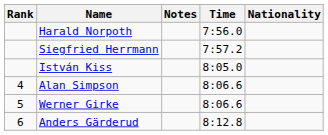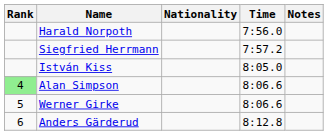columns swapped: (284, 13) <-> (181, 13)
(20, 85) no background -> (20, 85) lightgreen background
